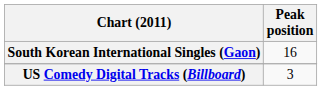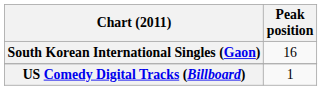(290, 74) 3 -> (290, 74) 1
